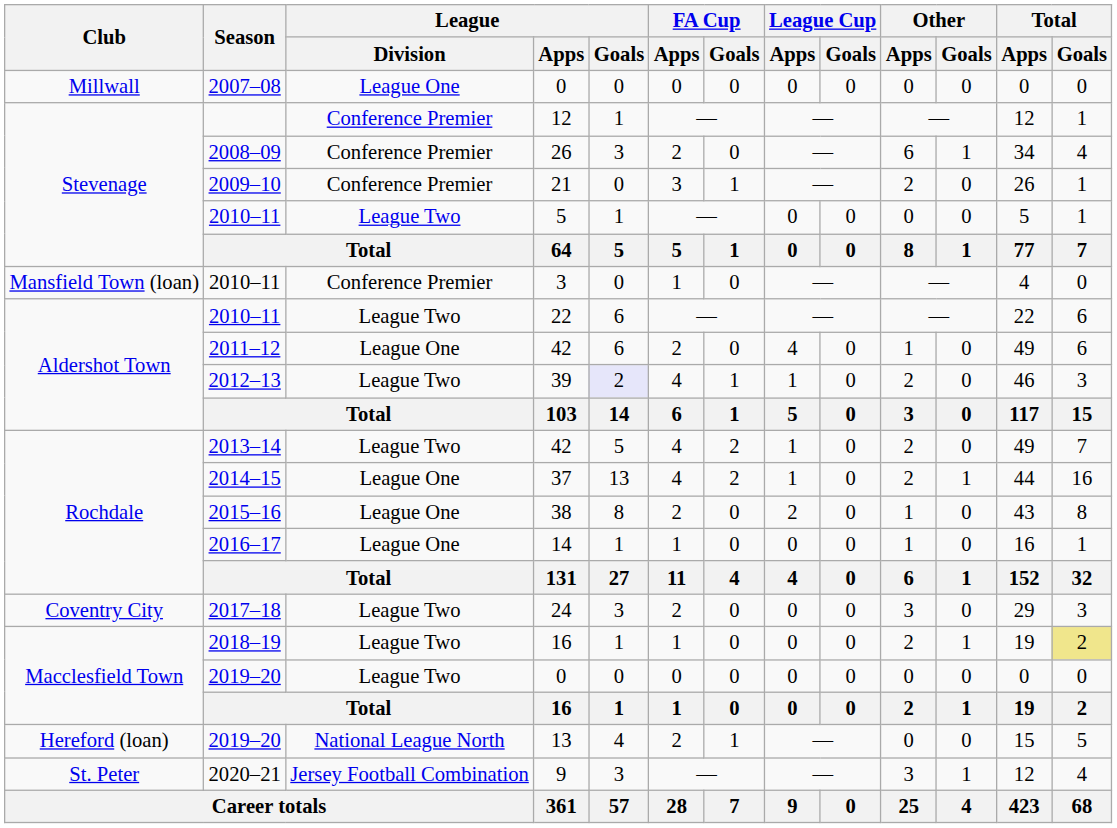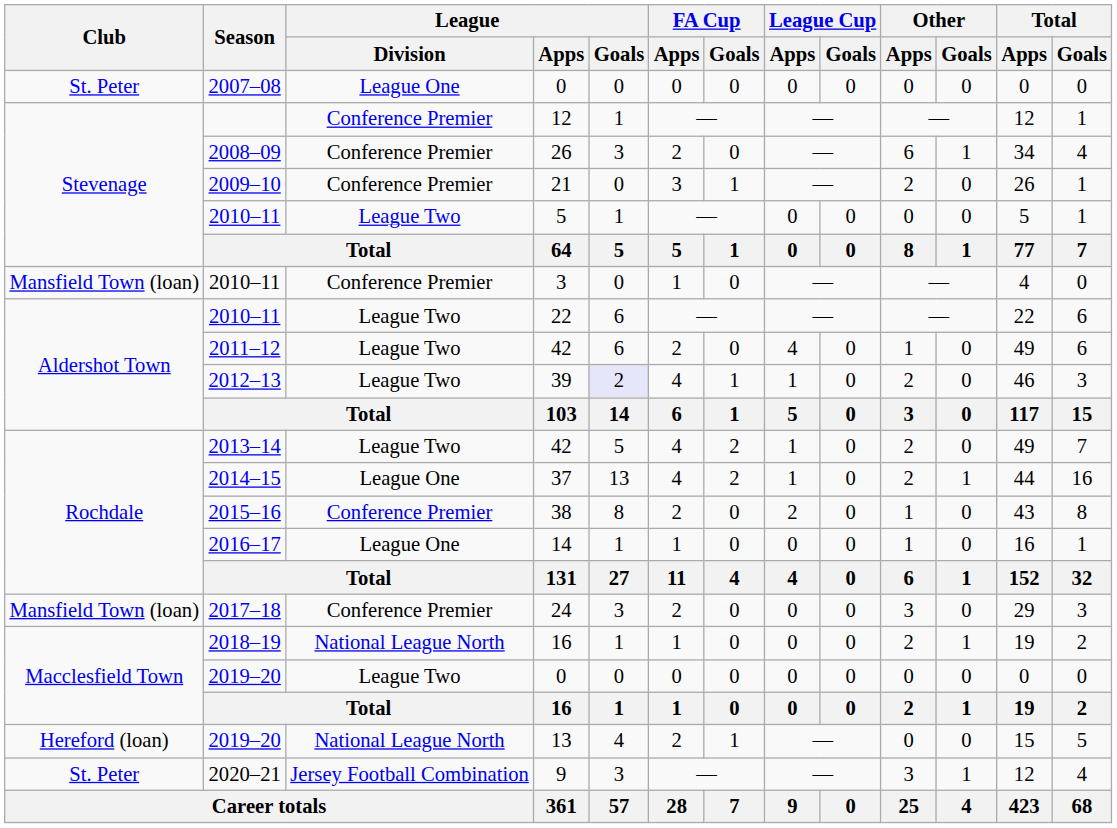(104, 86) Millwall -> (104, 86) St. Peter
(410, 348) League One -> (410, 348) League Two
(410, 511) League One -> (410, 511) Conference Premier
(104, 610) Coventry City -> (104, 610) Mansfield Town (loan)
(410, 610) League Two -> (410, 610) Conference Premier
(410, 642) League Two -> (410, 642) National League North
(1082, 642) khaki background -> (1082, 642) no background
